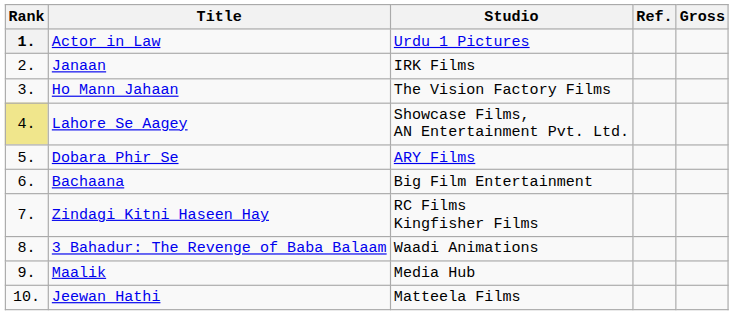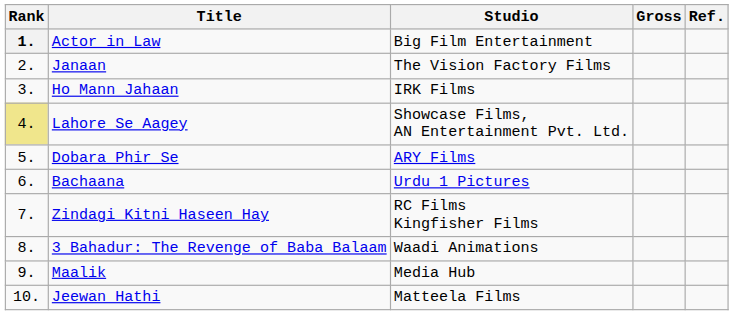columns swapped: (702, 17) <-> (654, 17)
(462, 41) Urdu 1 Pictures -> (493, 41) Big Film Entertainment
(435, 66) IRK Films -> (502, 66) The Vision Factory Films
(502, 91) The Vision Factory Films -> (435, 91) IRK Films
(493, 182) Big Film Entertainment -> (462, 182) Urdu 1 Pictures
